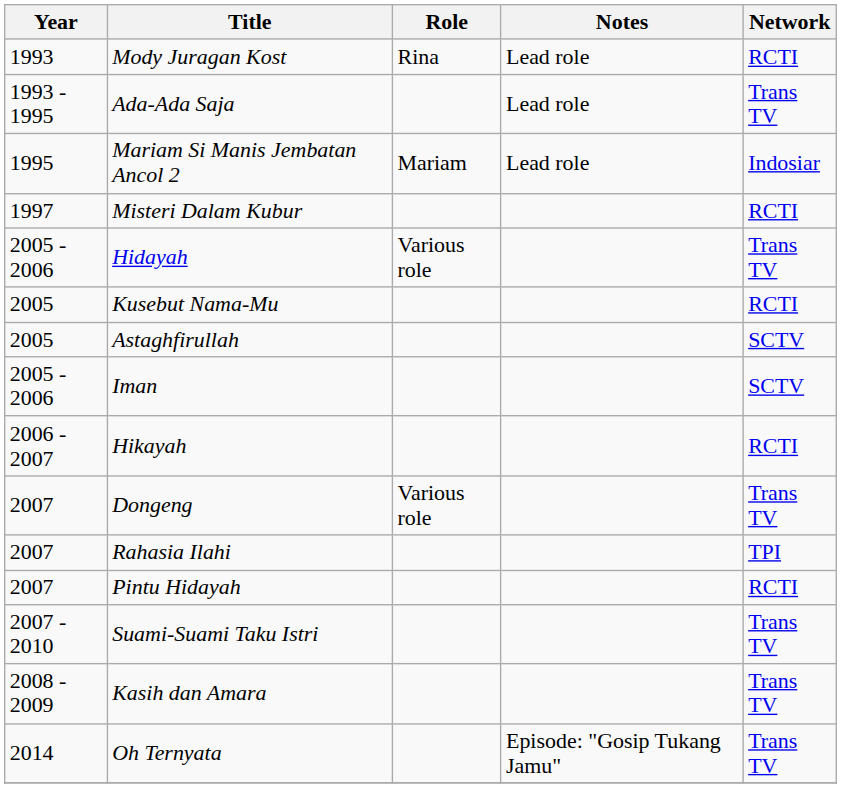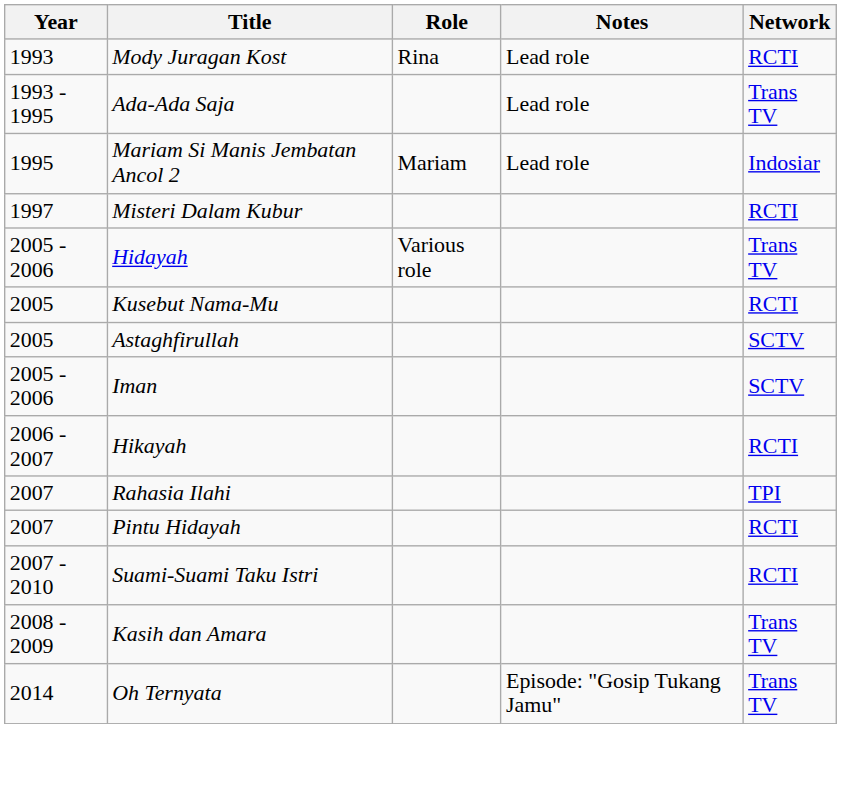- row: (152, 505)
(773, 634) Trans TV -> (773, 574) RCTI
